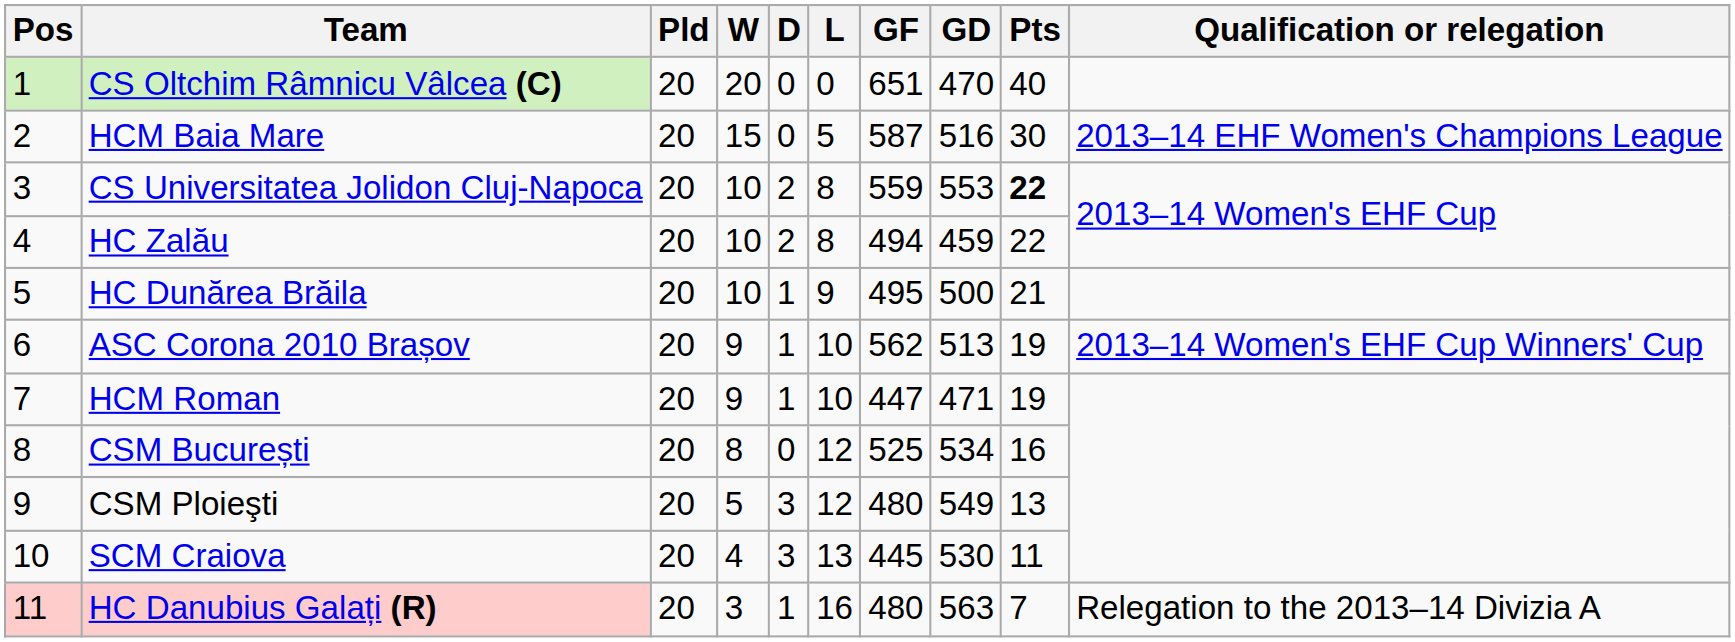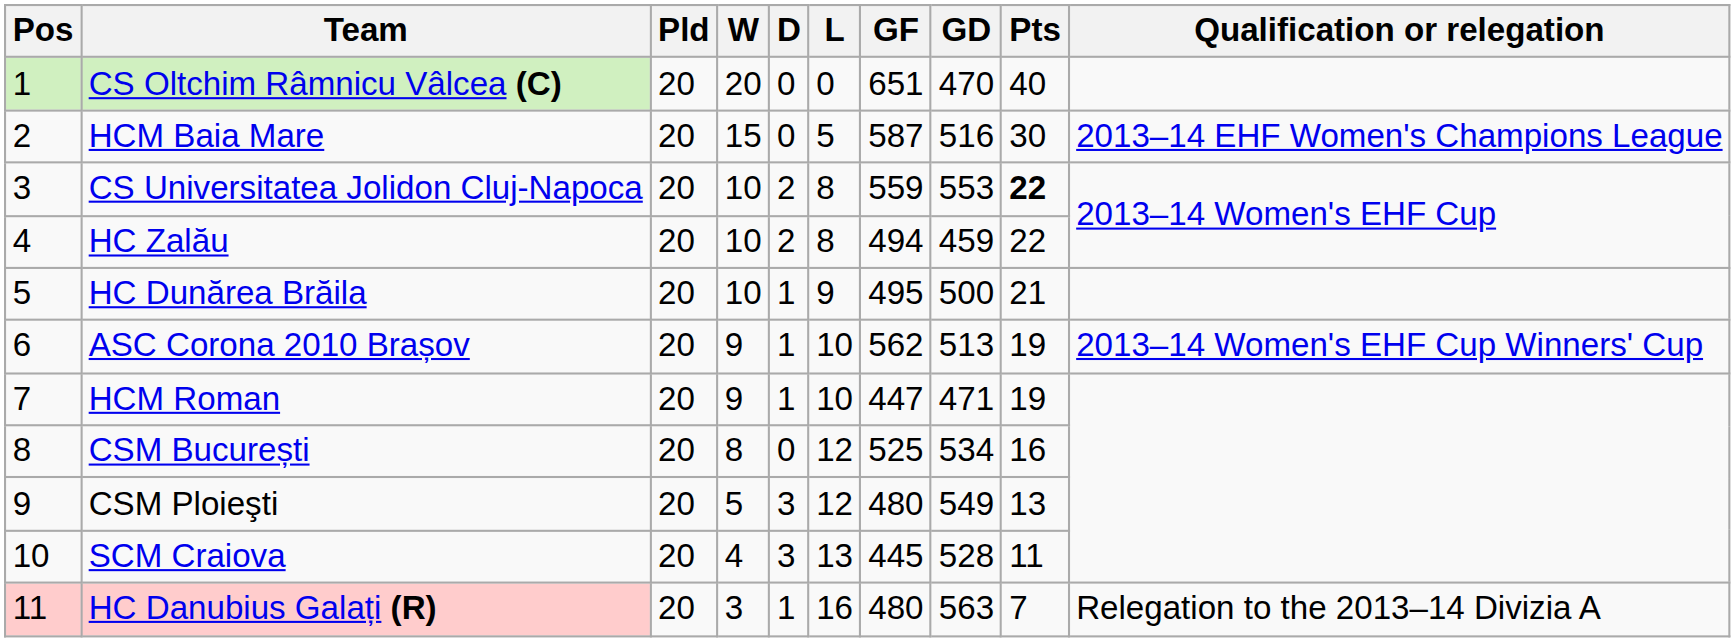(966, 556) 530 -> (966, 556) 528
